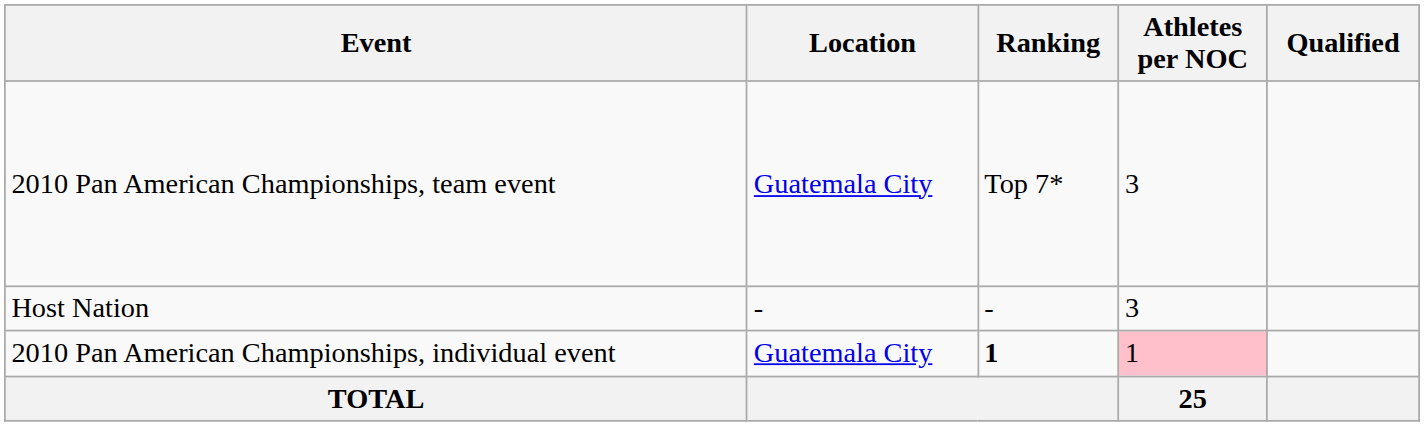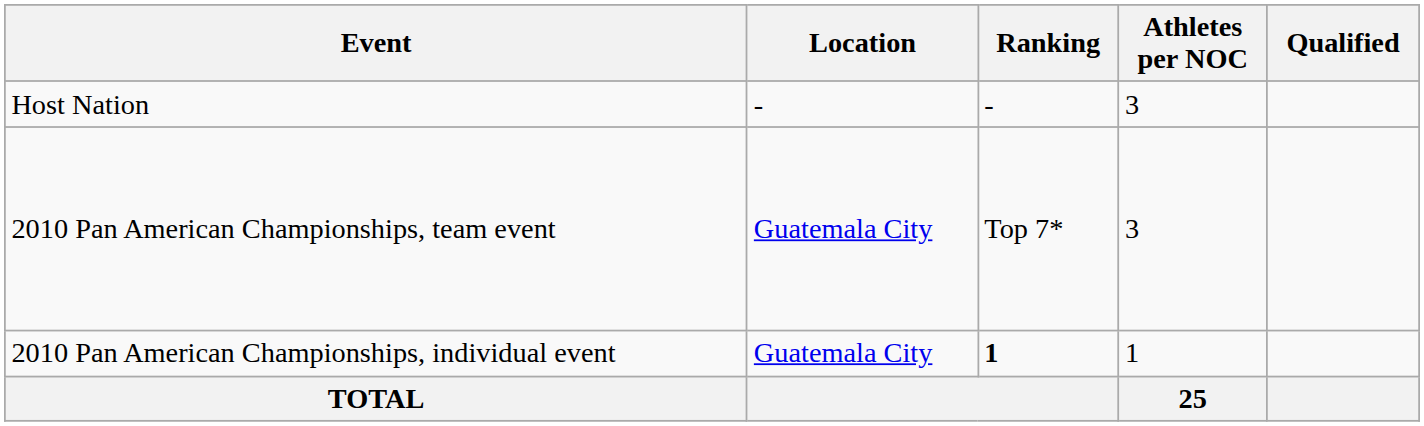rows swapped: (80, 307) <-> (284, 183)
(1132, 352) pink background -> (1132, 352) no background
